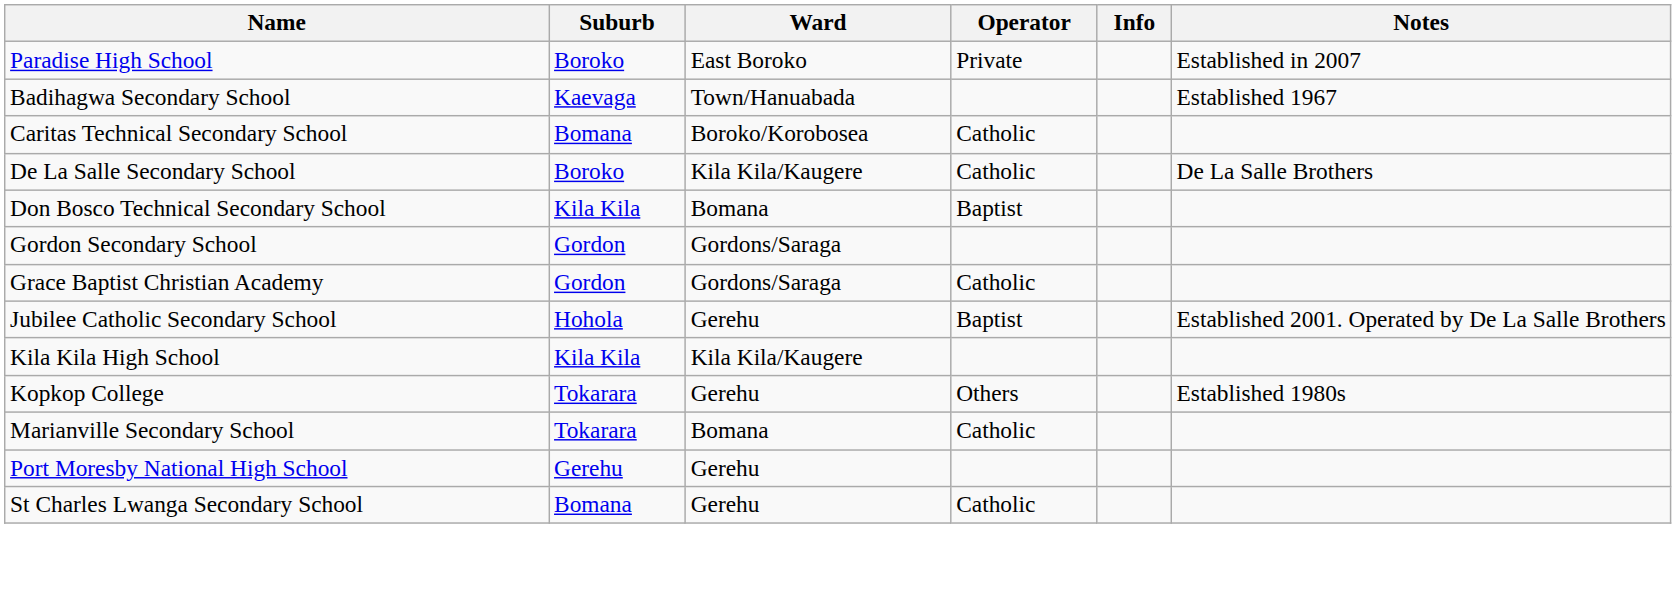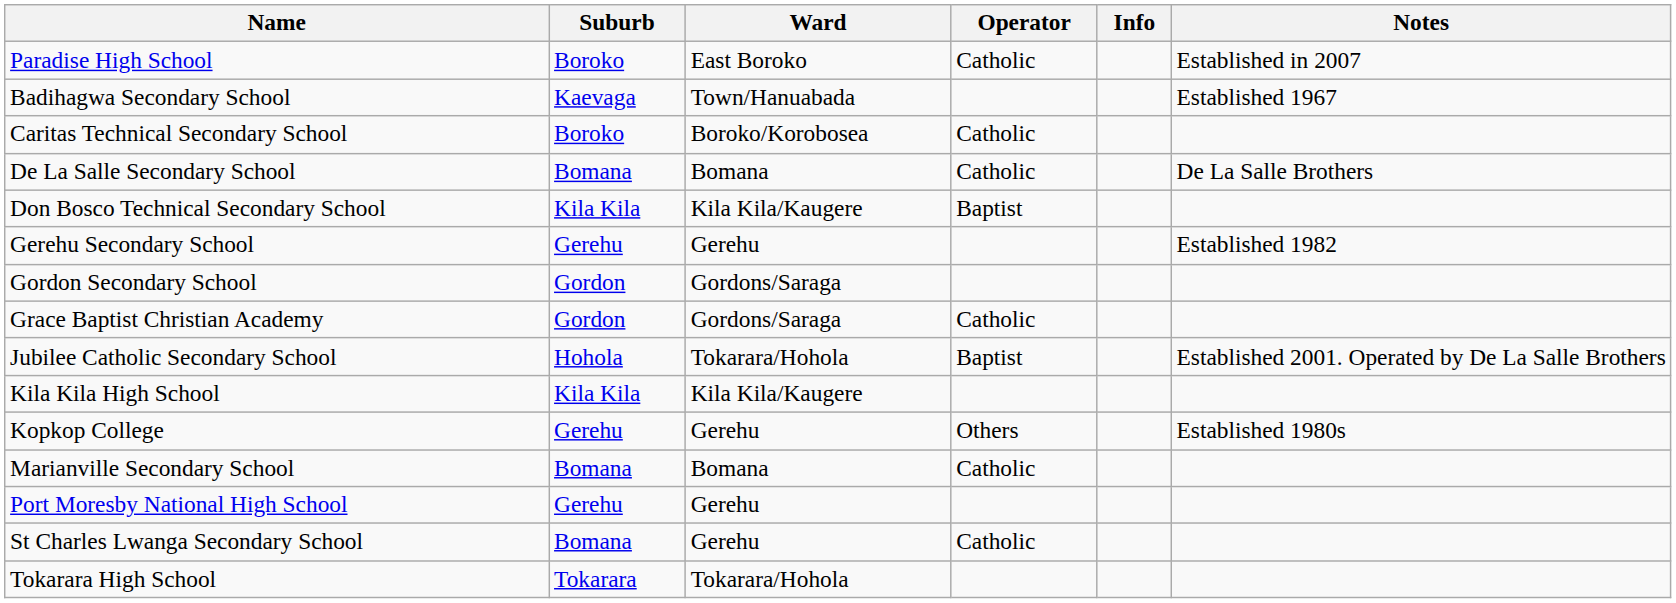(989, 60) Private -> (996, 60) Catholic
(593, 134) Bomana -> (589, 134) Boroko
(589, 171) Boroko -> (593, 171) Bomana
(777, 171) Kila Kila/Kaugere -> (730, 171) Bomana
(730, 208) Bomana -> (777, 208) Kila Kila/Kaugere
+ row: (132, 245)
(725, 319) Gerehu -> (770, 356) Tokarara/Hohola
(595, 393) Tokarara -> (588, 430) Gerehu
(595, 430) Tokarara -> (593, 467) Bomana
+ row: (113, 578)
